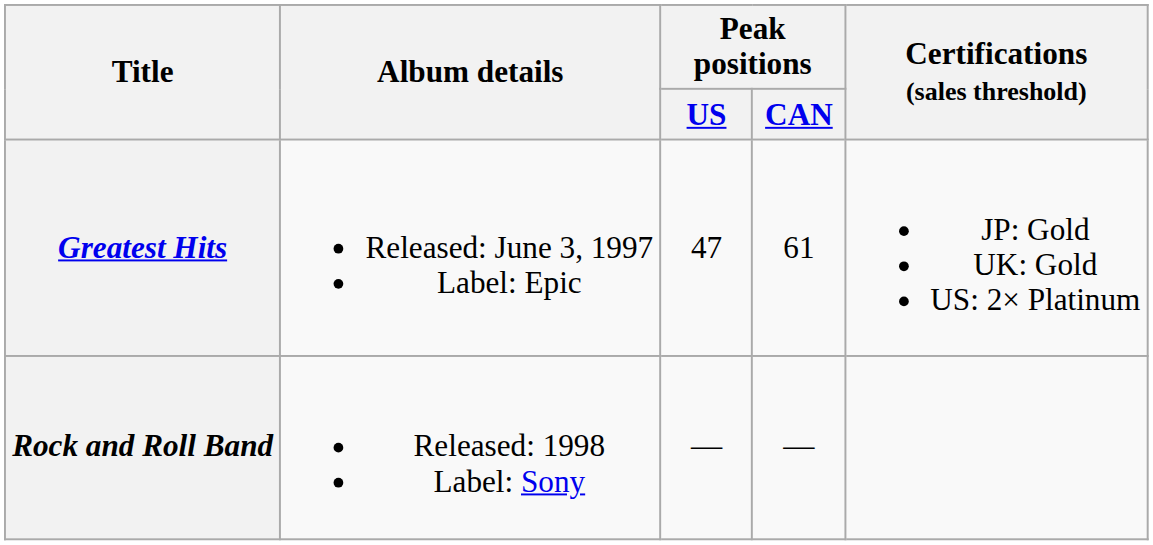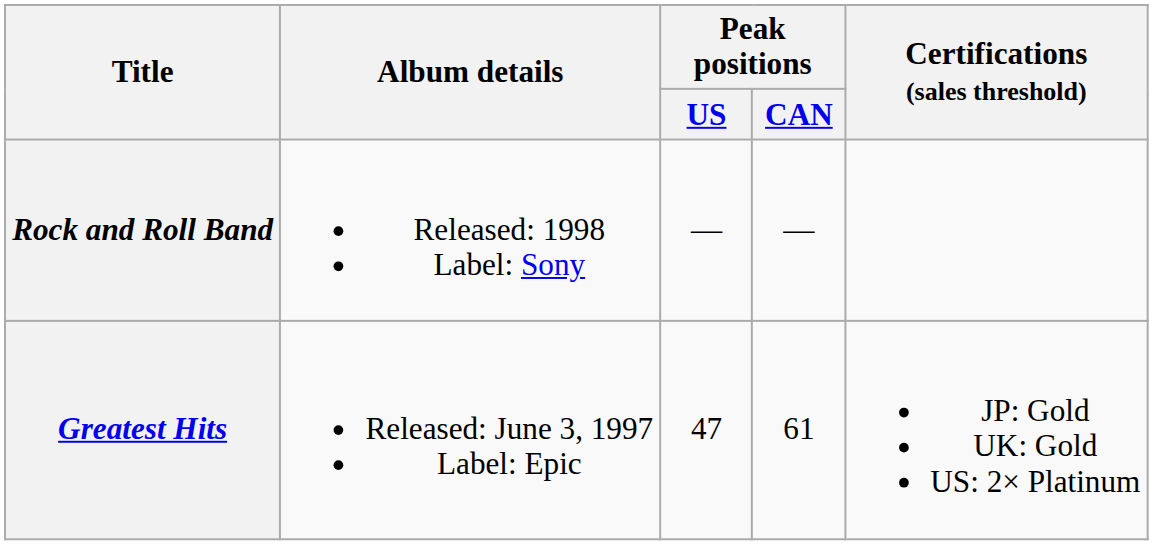rows swapped: (143, 247) <-> (143, 446)
